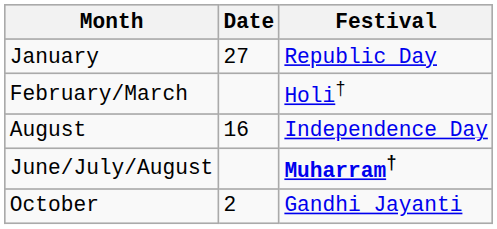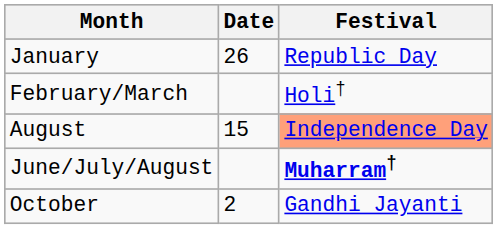(236, 57) 27 -> (236, 57) 26
(236, 131) 16 -> (236, 131) 15
(386, 131) no background -> (386, 131) lightsalmon background
